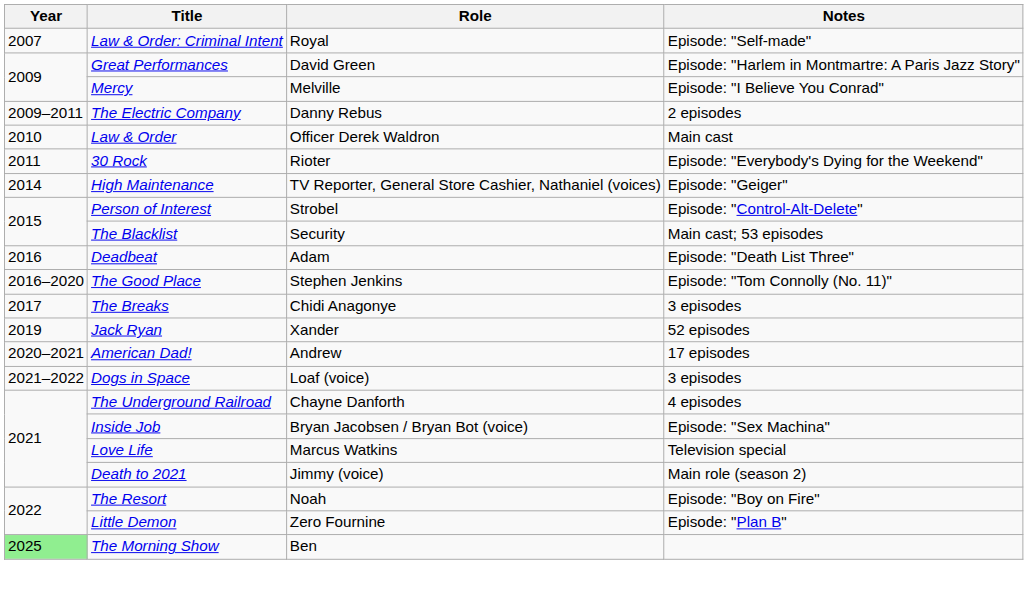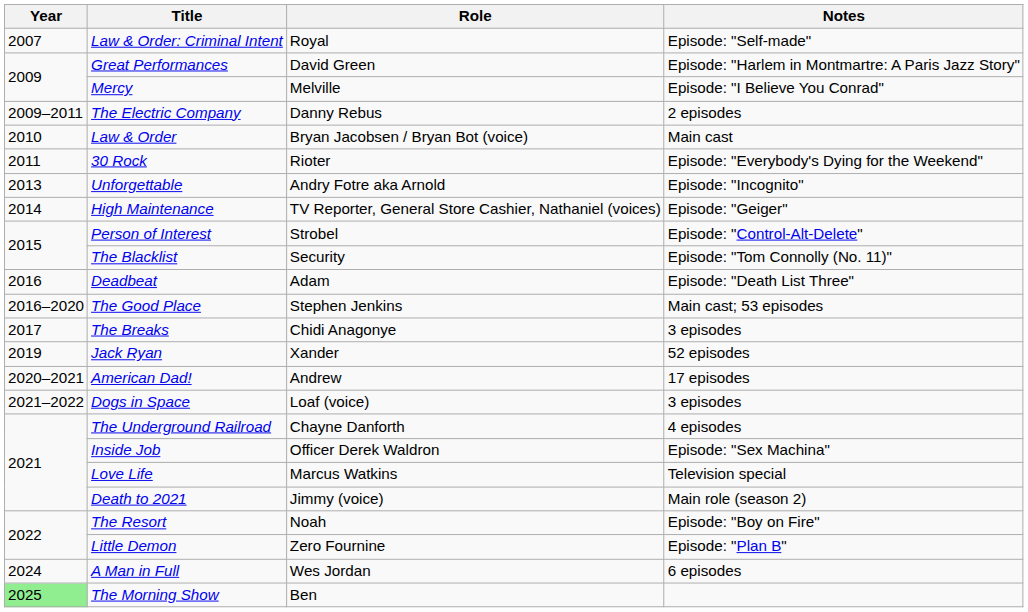(365, 137) Officer Derek Waldron -> (409, 137) Bryan Jacobsen / Bryan Bot (voice)
+ row: (137, 185)
(745, 233) Main cast; 53 episodes -> (780, 257) Episode: "Tom Connolly (No. 11)"
(780, 281) Episode: "Tom Connolly (No. 11)" -> (745, 305) Main cast; 53 episodes
(409, 426) Bryan Jacobsen / Bryan Bot (voice) -> (365, 450) Officer Derek Waldron
+ row: (135, 570)
